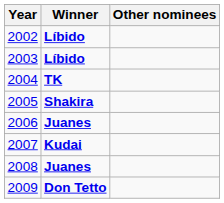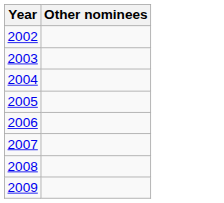- column: (75, 15)
